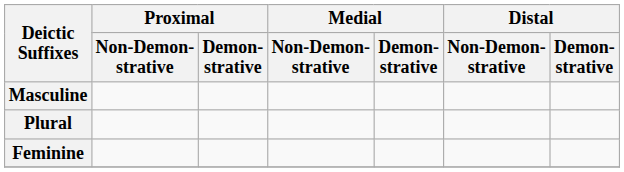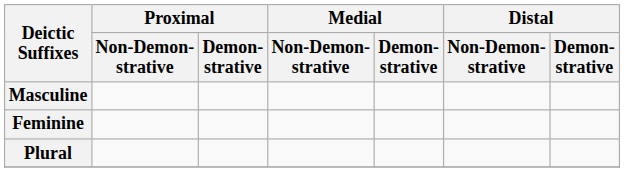rows swapped: (48, 152) <-> (48, 124)
